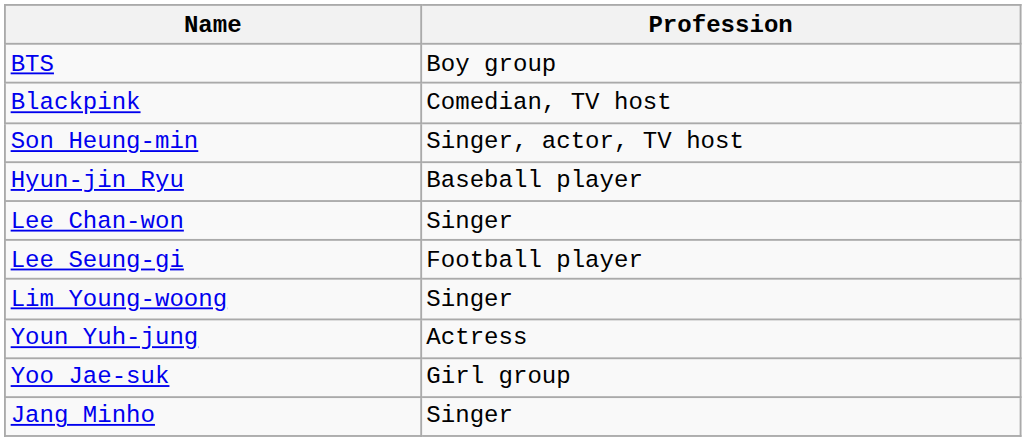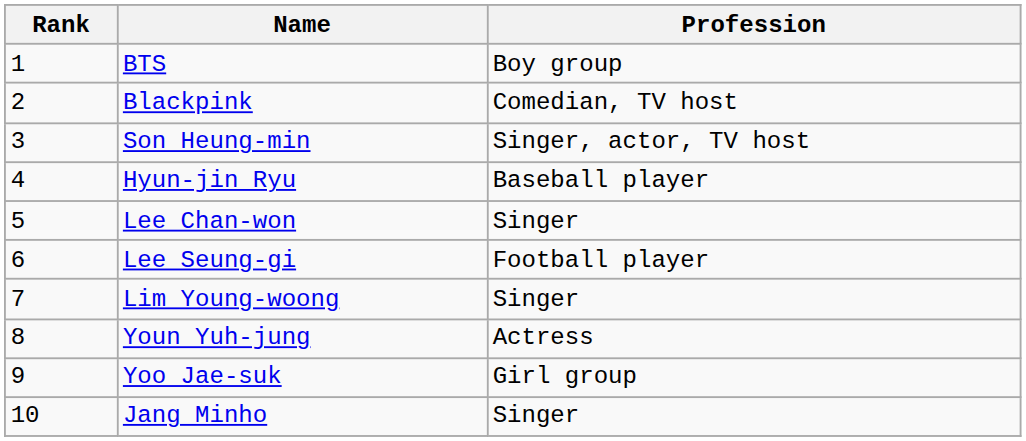+ column: (61, 25)
